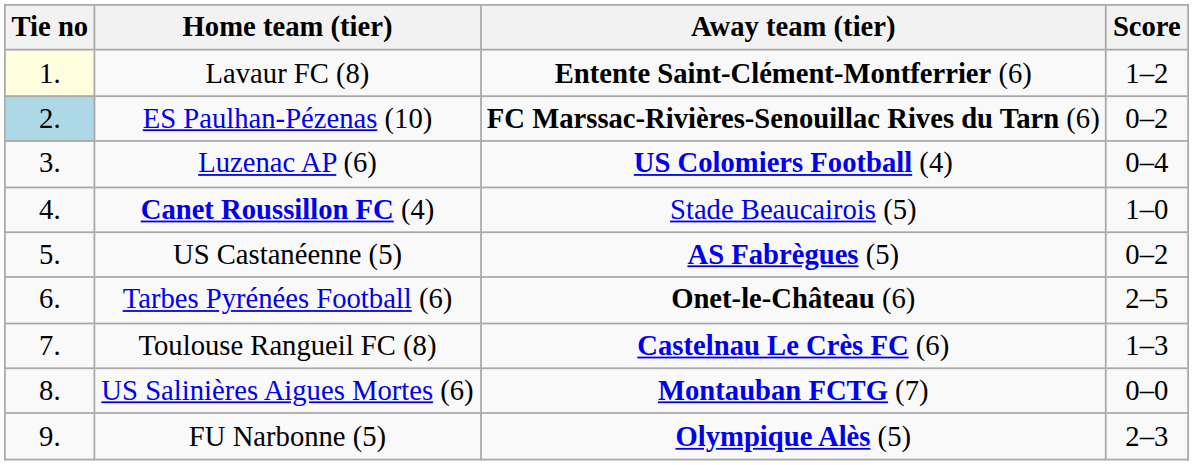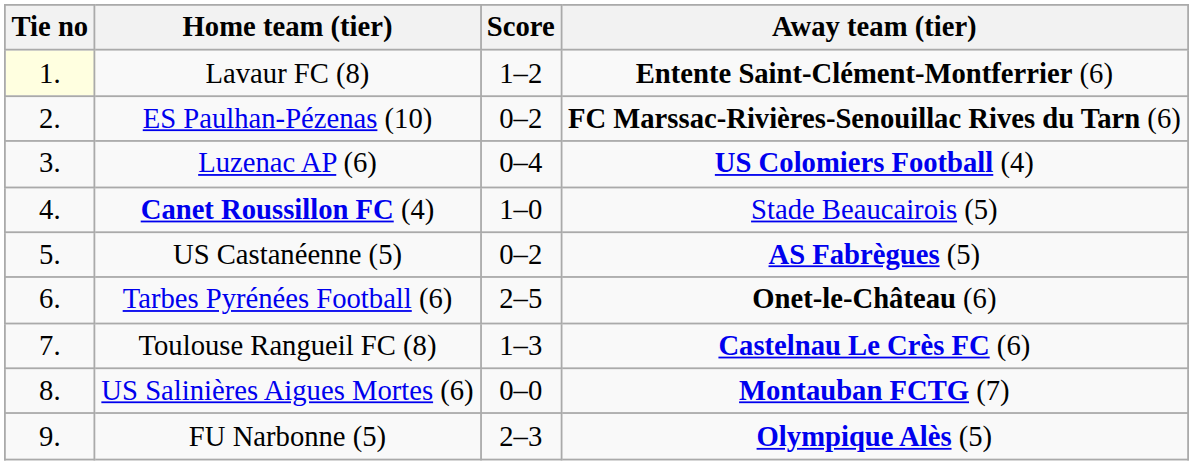columns swapped: (1147, 27) <-> (793, 27)
(50, 118) lightblue background -> (50, 118) no background
